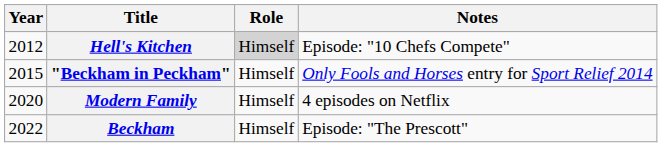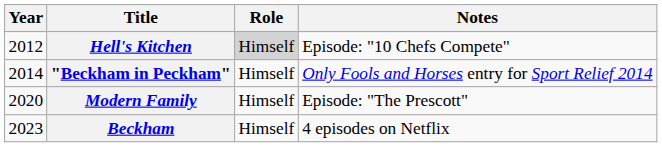(26, 73) 2015 -> (26, 73) 2014
(376, 100) 4 episodes on Netflix -> (385, 100) Episode: "The Prescott"
(26, 127) 2022 -> (26, 127) 2023
(385, 127) Episode: "The Prescott" -> (376, 127) 4 episodes on Netflix
